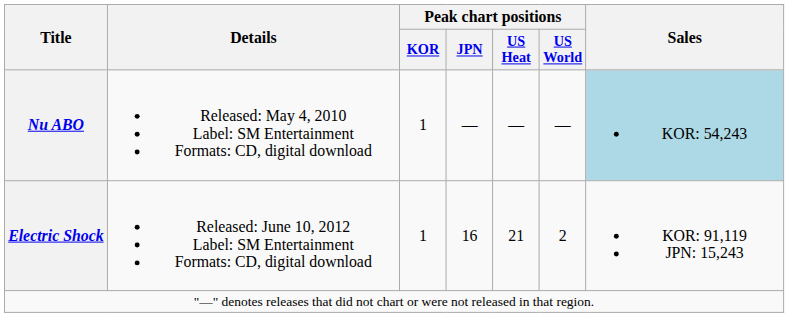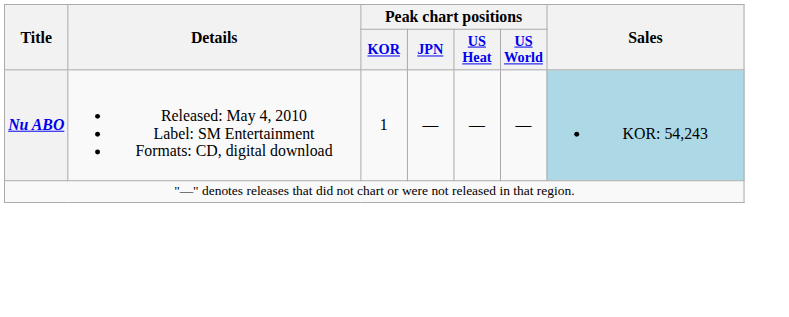- row: (56, 235)
